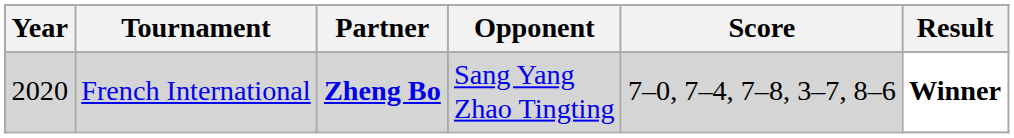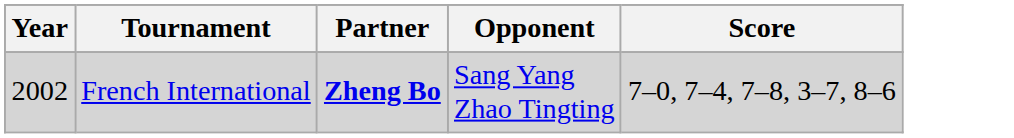- column: (955, 28)
(40, 91) 2020 -> (40, 91) 2002
